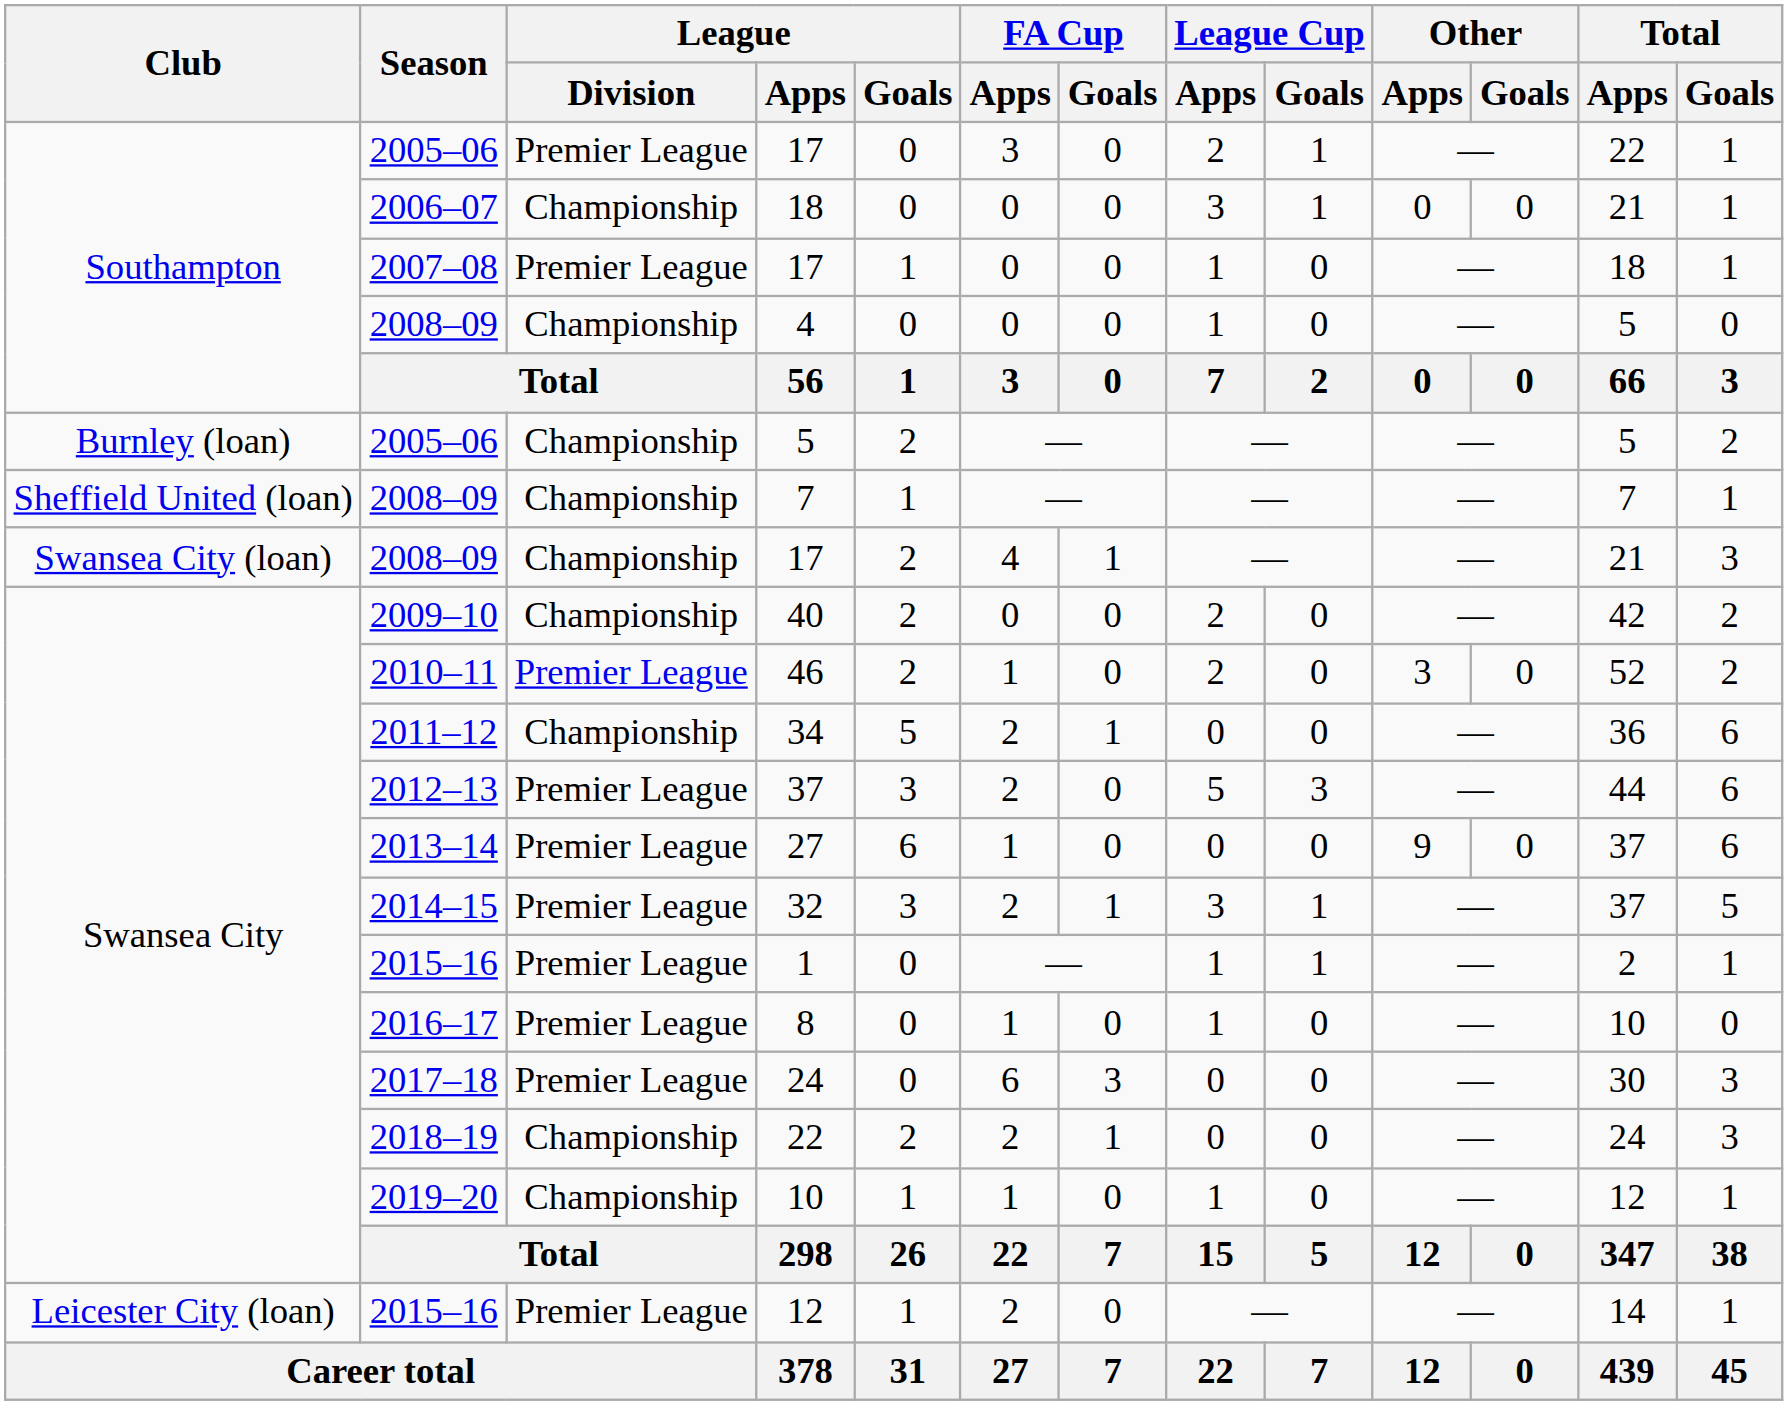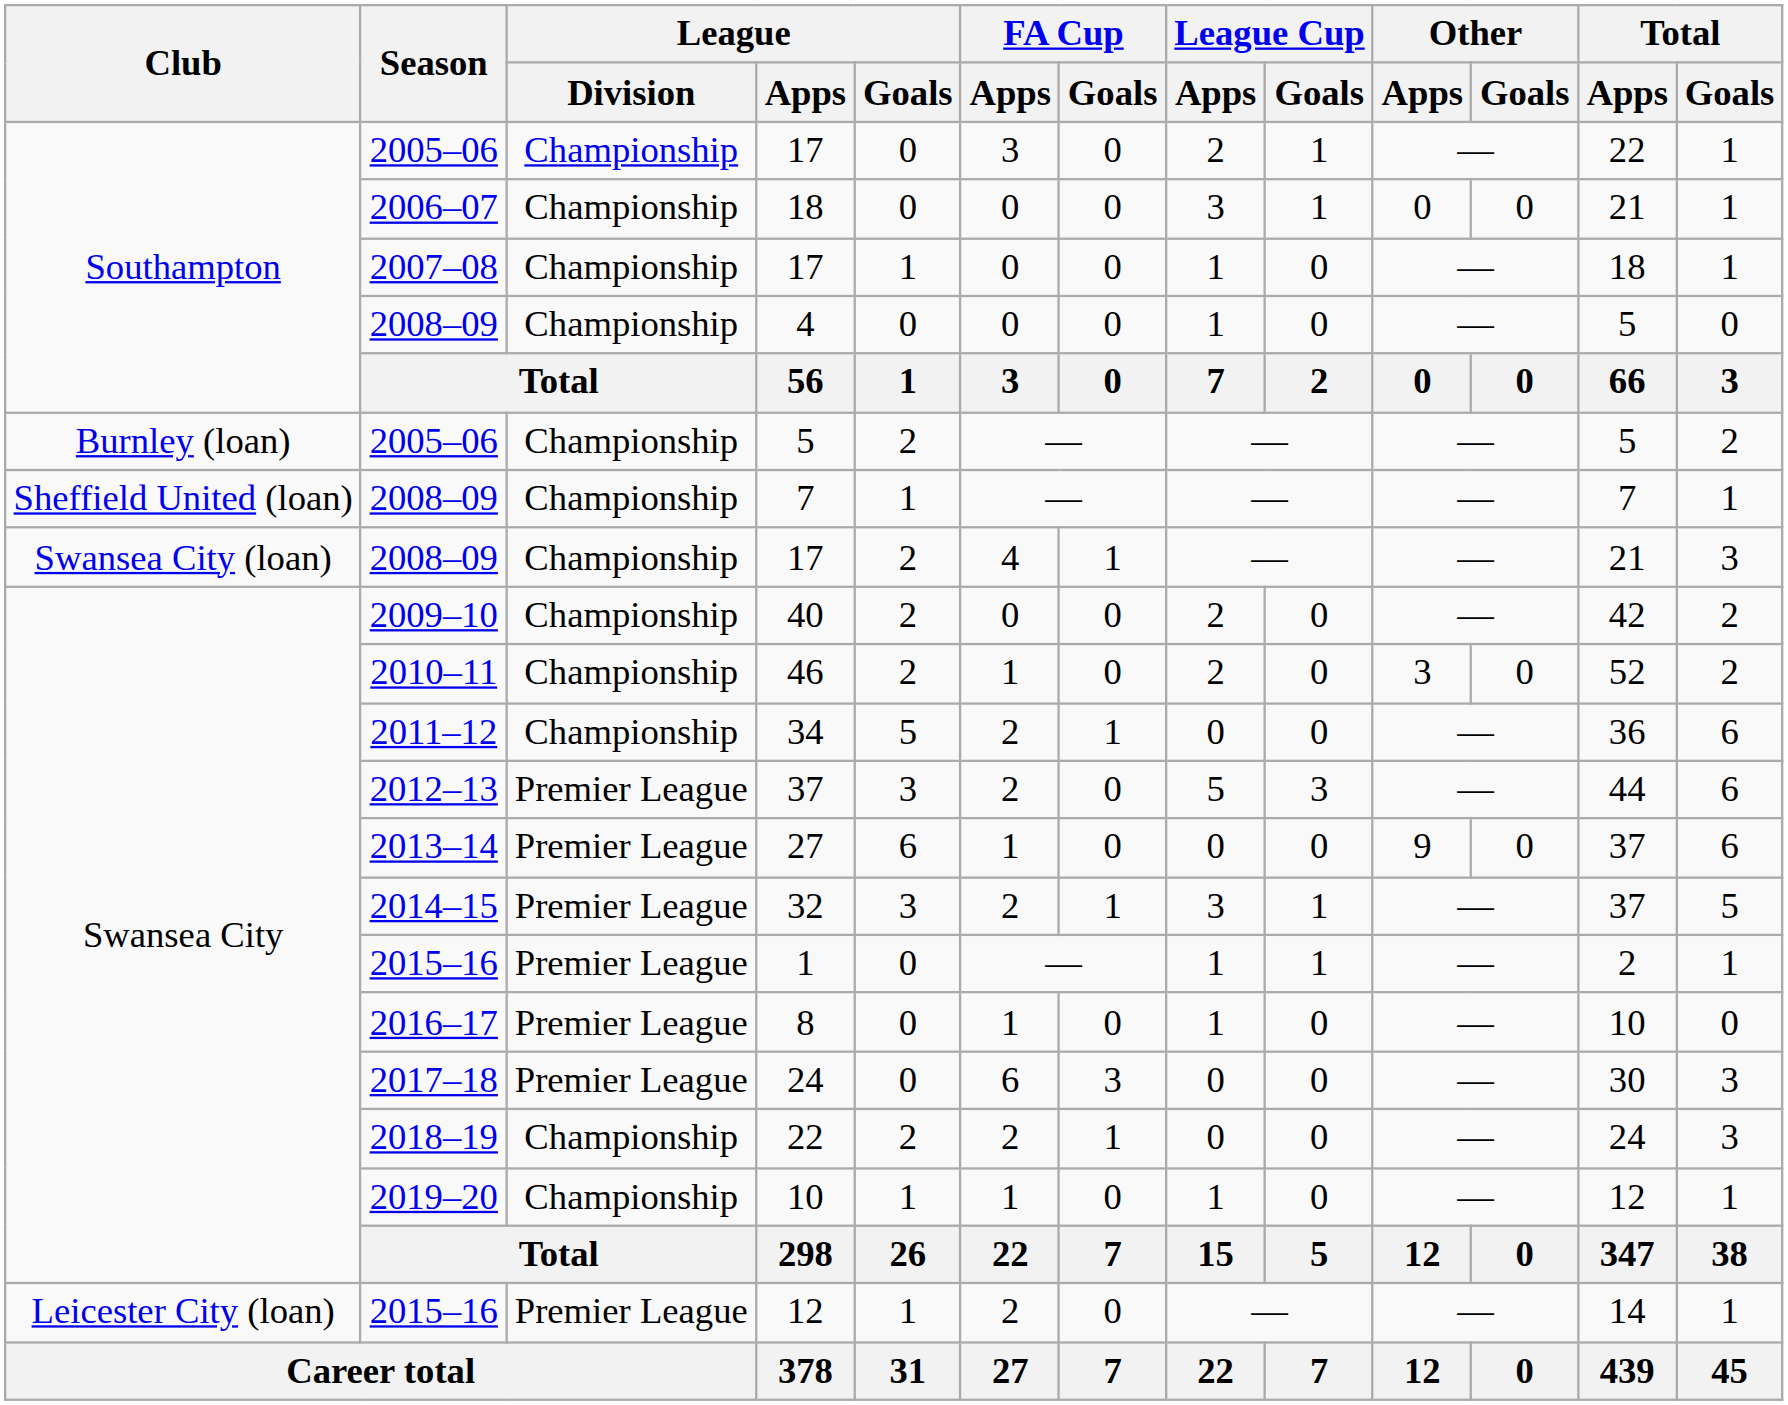(631, 149) Premier League -> (631, 149) Championship
(631, 265) Premier League -> (631, 265) Championship
(631, 672) Premier League -> (631, 672) Championship
